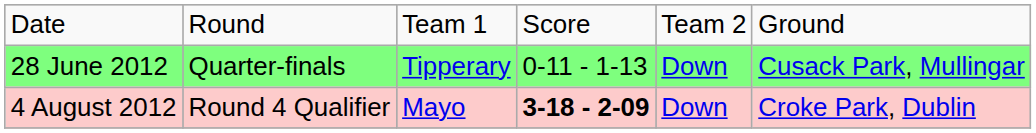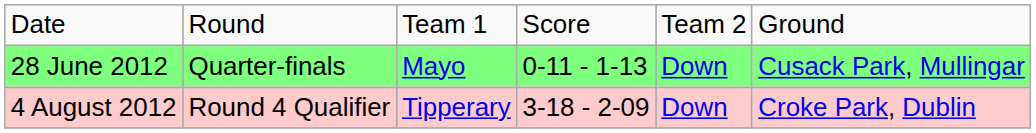(456, 66) Tipperary -> (434, 66) Mayo
(434, 107) Mayo -> (456, 107) Tipperary
(586, 107) bold -> (586, 107) normal
